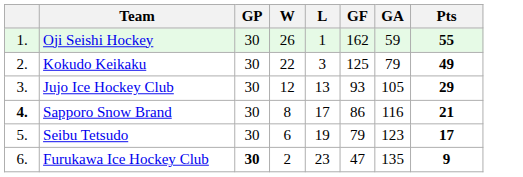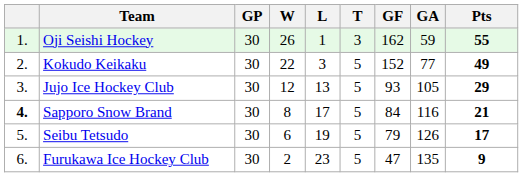+ column: (357, 16)
(357, 64) 125 -> (393, 64) 152
(393, 64) 79 -> (428, 64) 77
(357, 111) 86 -> (393, 111) 84
(393, 135) 123 -> (428, 135) 126
(252, 159) bold -> (252, 159) normal
